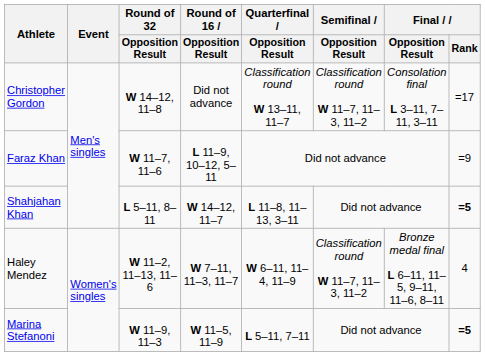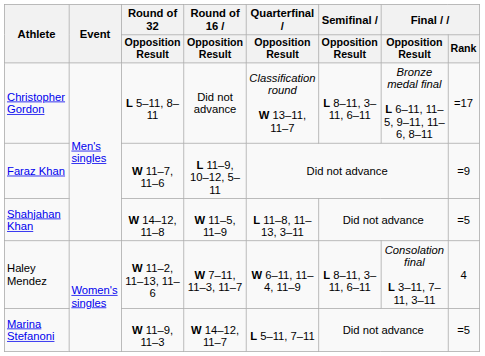(150, 104) W 14–12, 11–8 -> (153, 110) L 5–11, 8–11
(349, 97) Classification round W 11–7, 11–3, 11–2 -> (350, 110) L 8–11, 3–11, 6–11
(417, 97) Consolation final L 3–11, 7–11, 3–11 -> (414, 104) Bronze medal final L 6–11, 11–5, 9–11, 11–6, 8–11
(150, 214) L 5–11, 8–11 -> (153, 226) W 14–12, 11–8
(211, 214) W 14–12, 11–7 -> (215, 226) W 11–5, 11–9
(465, 208) bold -> (464, 220) normal
(349, 269) Classification round W 11–7, 11–3, 11–2 -> (350, 282) L 8–11, 3–11, 6–11
(417, 269) Bronze medal final L 6–11, 11–5, 9–11, 11–6, 8–11 -> (414, 275) Consolation final L 3–11, 7–11, 3–11
(211, 337) W 11–5, 11–9 -> (215, 337) W 14–12, 11–7
(465, 331) bold -> (464, 331) normal
